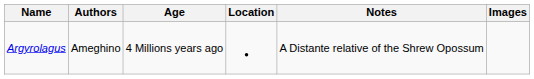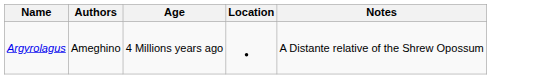- column: (508, 13)
